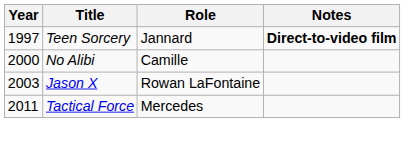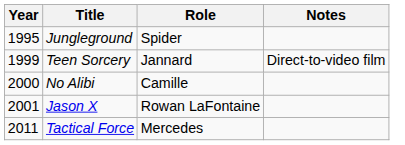+ row: (89, 38)
(24, 38) 1997 -> (24, 60) 1999
(332, 38) bold -> (326, 60) normal
(24, 83) 2003 -> (24, 106) 2001
